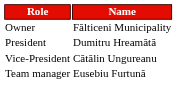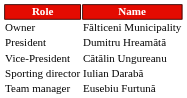+ row: (43, 73)
